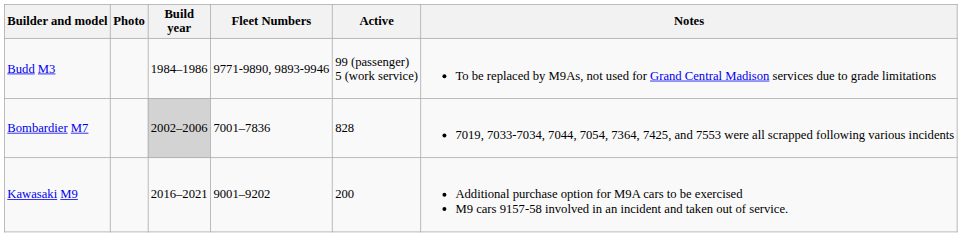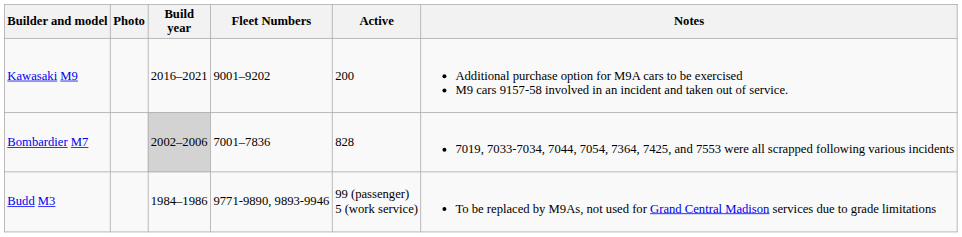rows swapped: (31, 68) <-> (43, 194)
